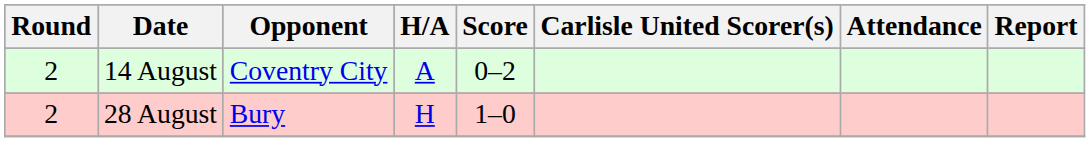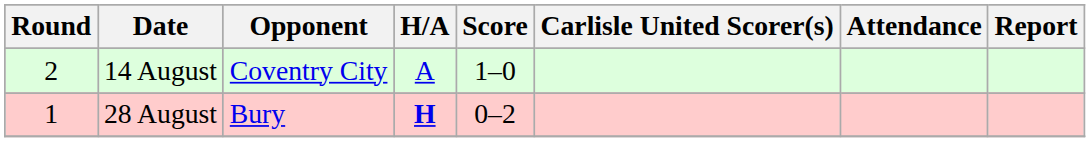(495, 70) 0–2 -> (495, 70) 1–0
(51, 114) 2 -> (51, 114) 1
(425, 114) normal -> (425, 114) bold
(495, 114) 1–0 -> (495, 114) 0–2
